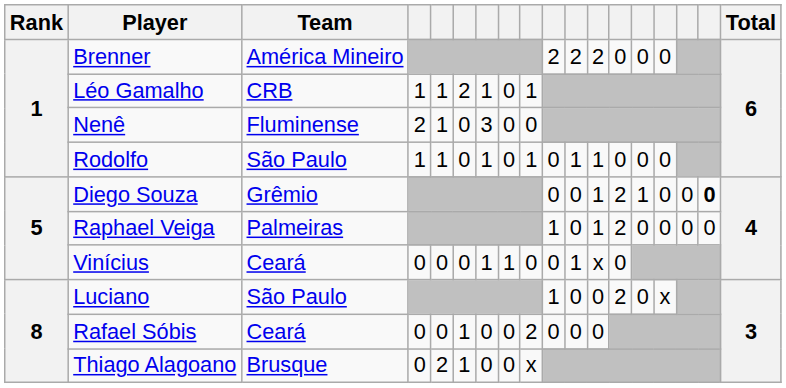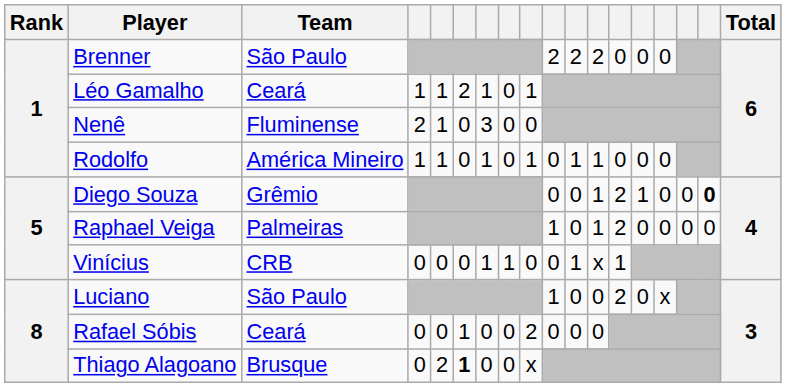(325, 57) América Mineiro -> (297, 57) São Paulo
(269, 91) CRB -> (276, 91) Ceará
(297, 160) São Paulo -> (325, 160) América Mineiro
(276, 263) Ceará -> (269, 263) CRB
(620, 263) 0 -> (620, 263) 1
(464, 366) normal -> (464, 366) bold
